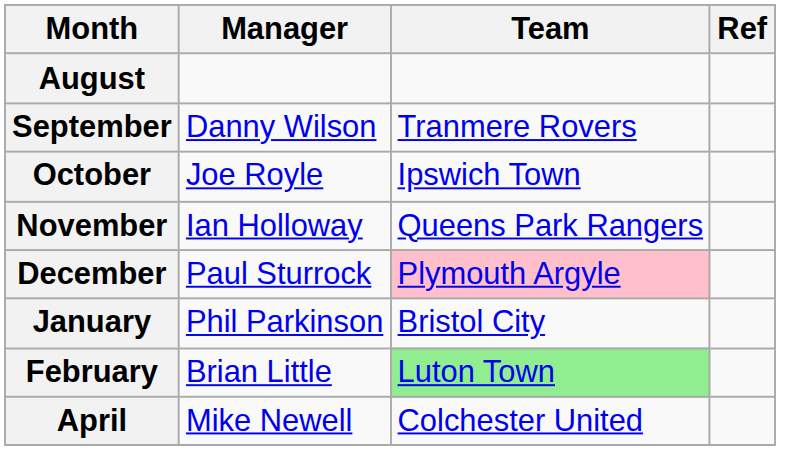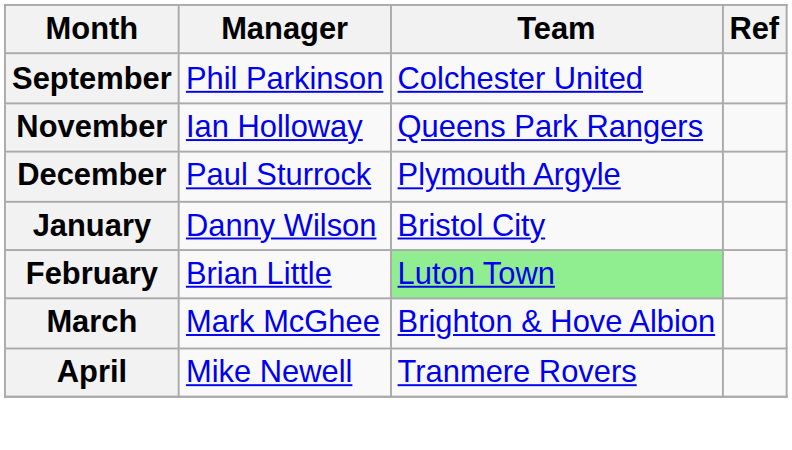- row: (92, 77)
(281, 126) Danny Wilson -> (285, 77) Phil Parkinson
(517, 126) Tranmere Rovers -> (520, 77) Colchester United
- row: (92, 175)
(509, 273) pink background -> (509, 175) no background
(285, 322) Phil Parkinson -> (281, 224) Danny Wilson
+ row: (92, 322)
(520, 420) Colchester United -> (517, 371) Tranmere Rovers
